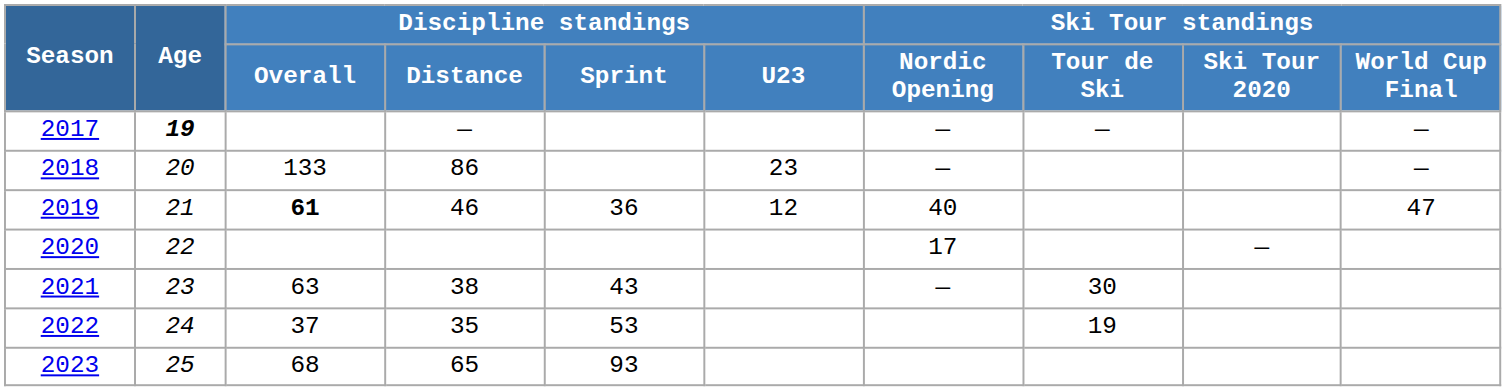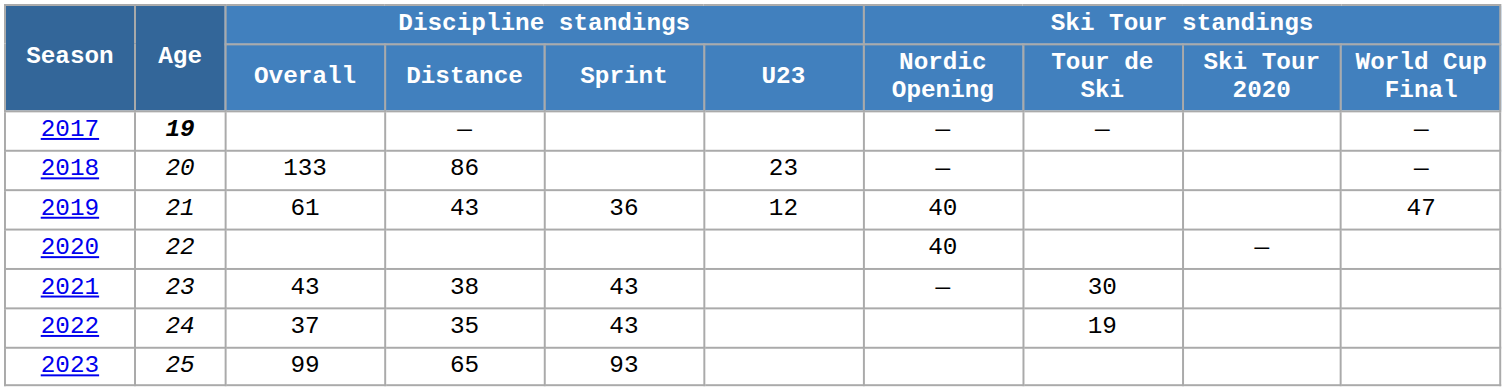(305, 210) bold -> (305, 210) normal
(465, 210) 46 -> (465, 210) 43
(943, 249) 17 -> (943, 249) 40
(305, 288) 63 -> (305, 288) 43
(624, 327) 53 -> (624, 327) 43
(305, 367) 68 -> (305, 367) 99
